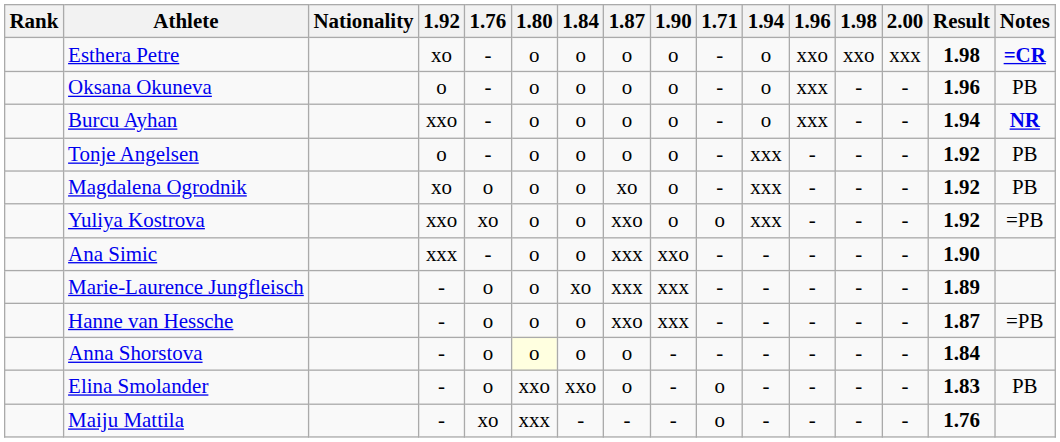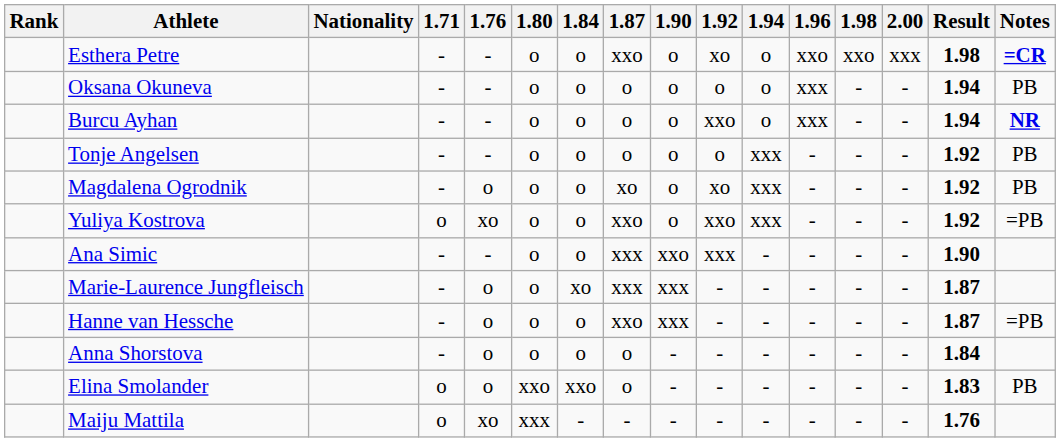columns swapped: (720, 21) <-> (442, 21)
(627, 54) o -> (627, 54) xxo
(962, 87) 1.96 -> (962, 87) 1.94
(962, 287) 1.89 -> (962, 287) 1.87
(534, 353) lightyellow background -> (534, 353) no background
